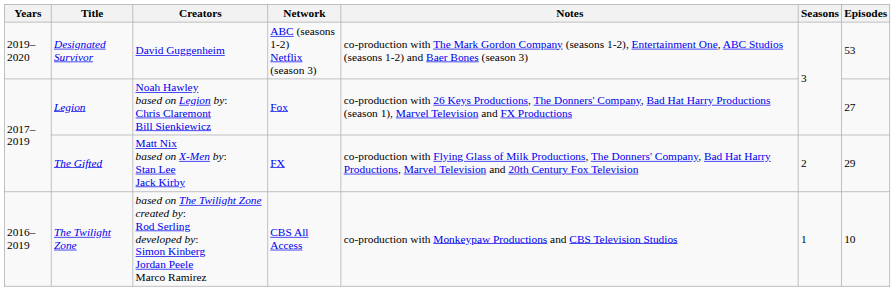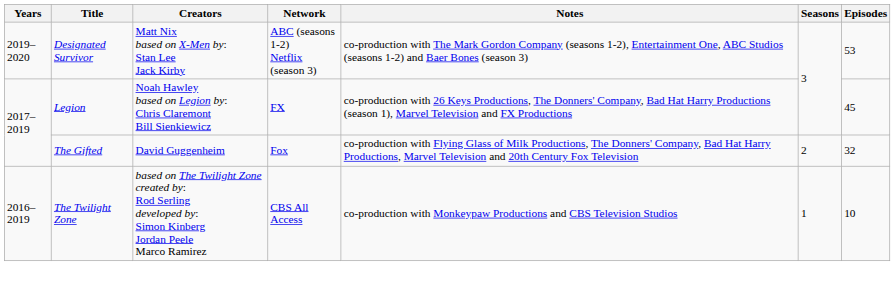(180, 50) David Guggenheim -> (181, 50) Matt Nix based on X-Men by: Stan Lee Jack Kirby
(279, 107) Fox -> (278, 107) FX
(850, 107) 27 -> (850, 107) 45
(181, 163) Matt Nix based on X-Men by: Stan Lee Jack Kirby -> (180, 150) David Guggenheim
(278, 163) FX -> (279, 150) Fox
(850, 163) 29 -> (850, 150) 32
